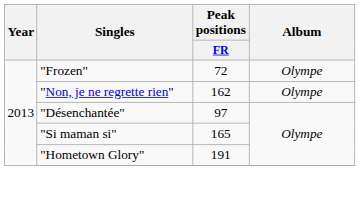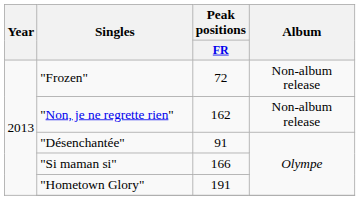(302, 70) Olympe -> (302, 78) Non-album release
(302, 91) Olympe -> (302, 114) Non-album release
(221, 112) 97 -> (221, 142) 91
(221, 133) 165 -> (221, 163) 166
